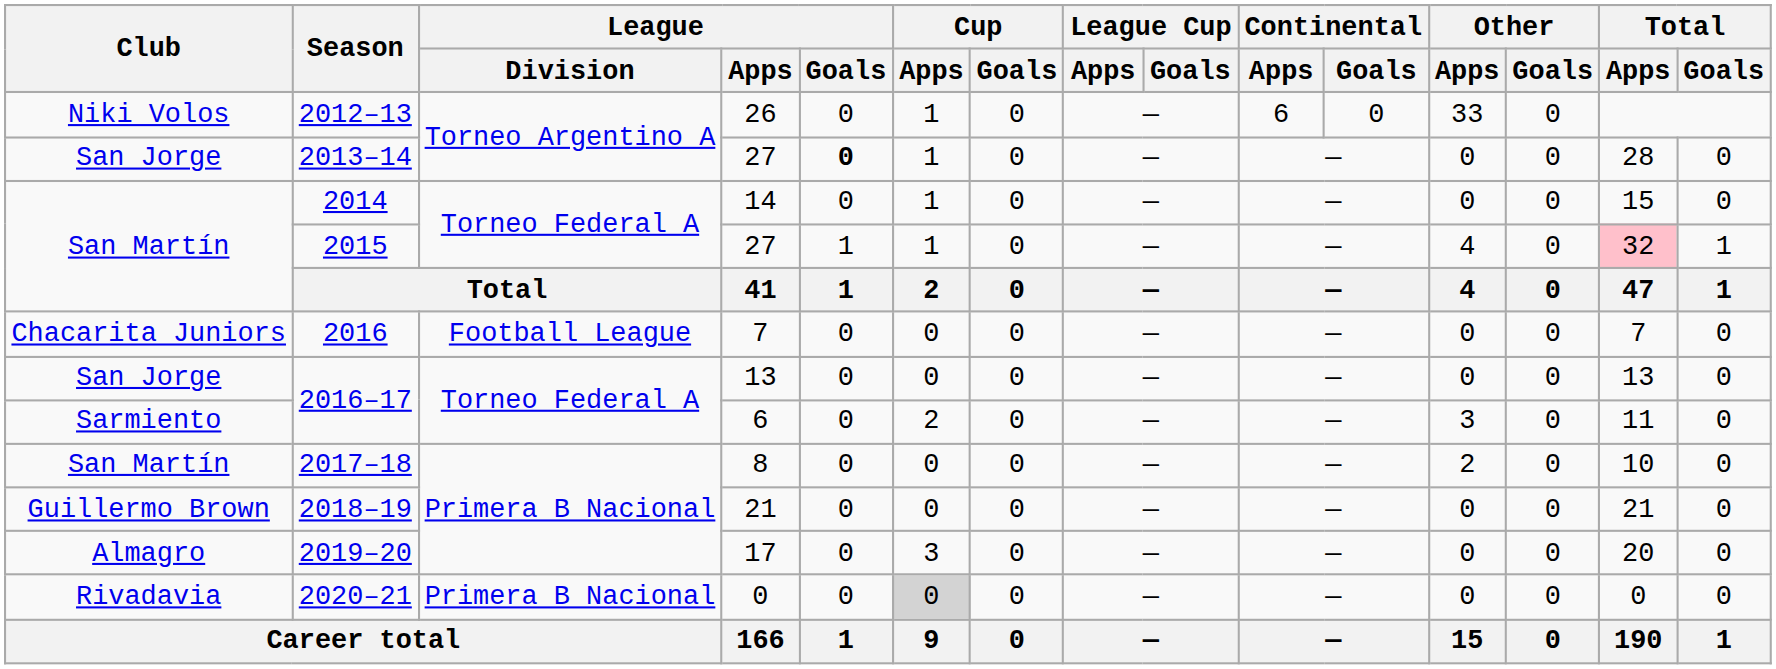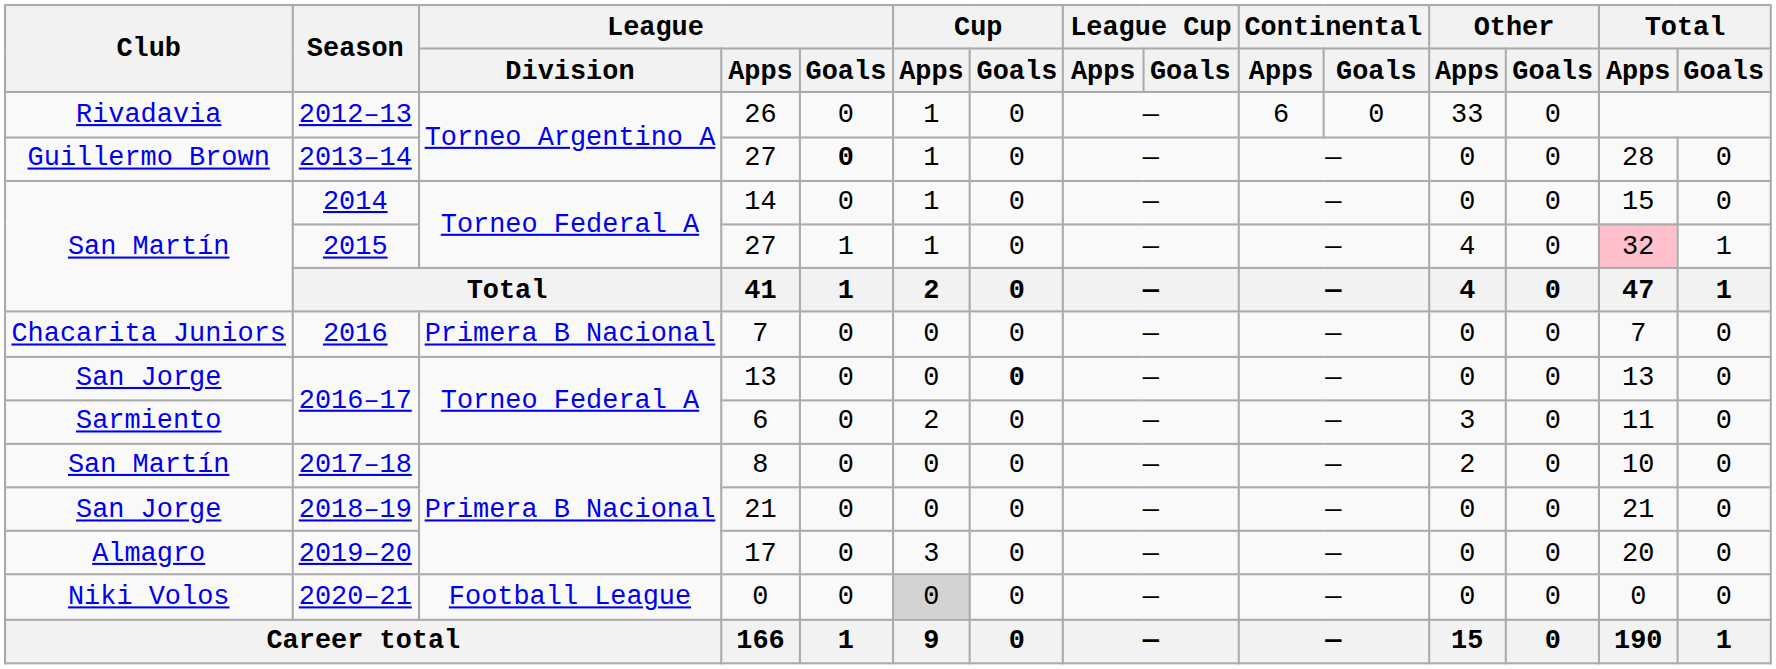(149, 115) Niki Volos -> (149, 115) Rivadavia
(149, 159) San Jorge -> (149, 159) Guillermo Brown
(570, 334) Football League -> (570, 334) Primera B Nacional
(1017, 378) normal -> (1017, 378) bold
(149, 509) Guillermo Brown -> (149, 509) San Jorge
(149, 597) Rivadavia -> (149, 597) Niki Volos
(570, 597) Primera B Nacional -> (570, 597) Football League
